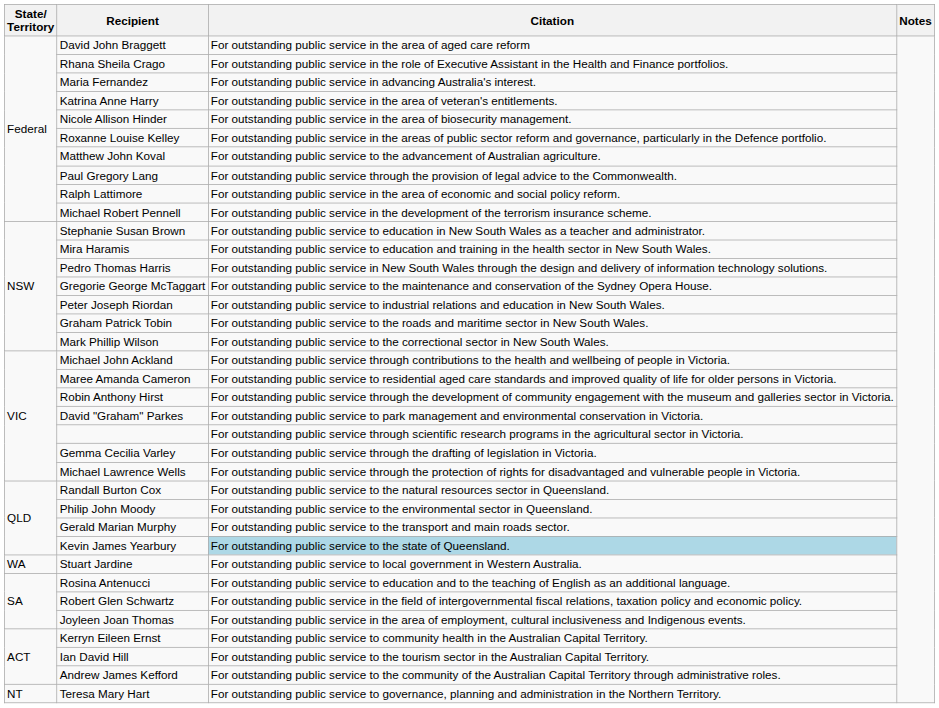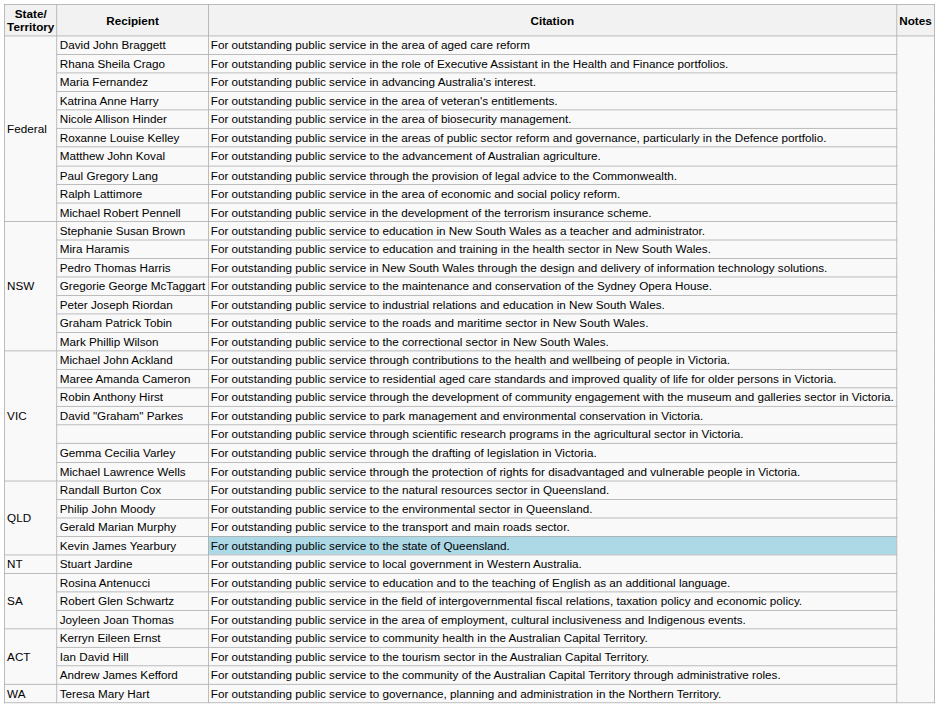(16, 564) WA -> (15, 564) NT
(15, 694) NT -> (16, 694) WA
